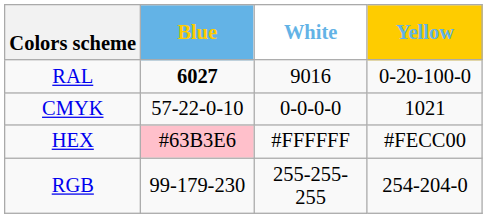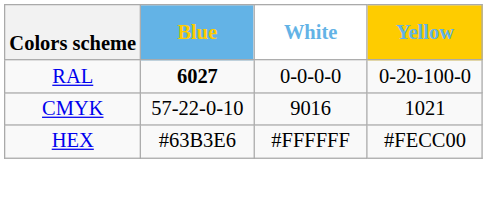(311, 76) 9016 -> (311, 76) 0-0-0-0
(311, 108) 0-0-0-0 -> (311, 108) 9016
(197, 141) pink background -> (197, 141) no background
- row: (73, 185)
